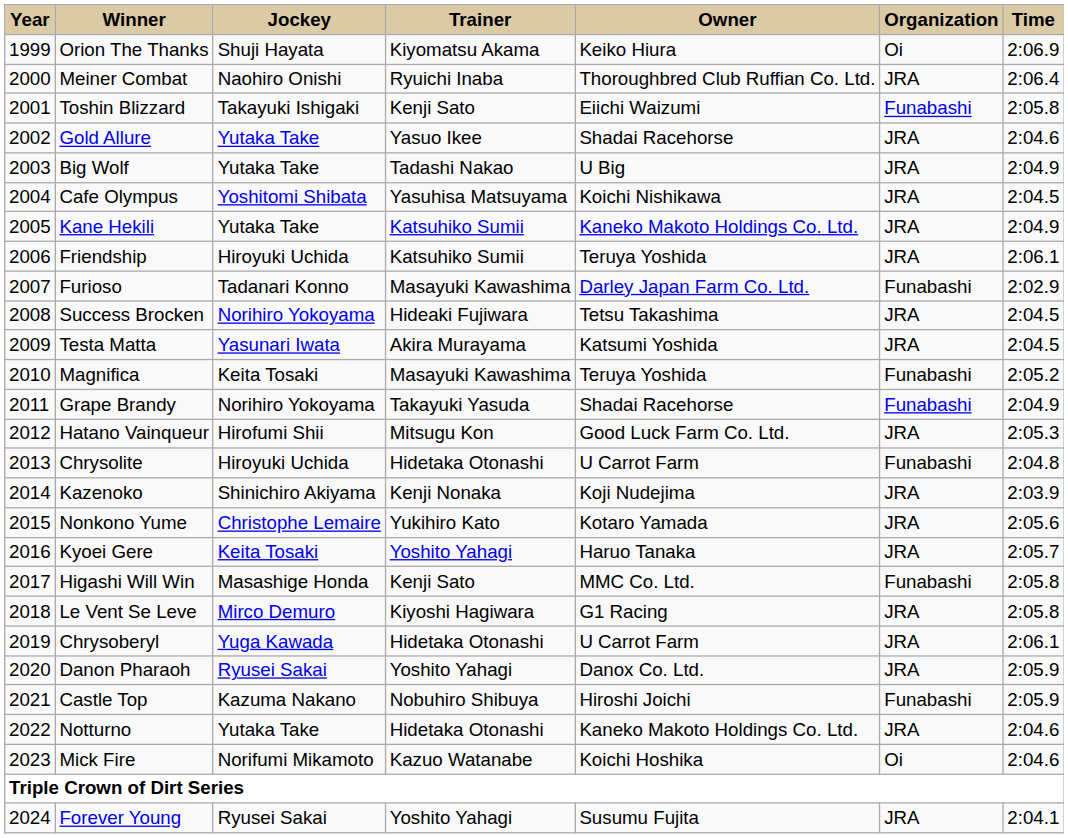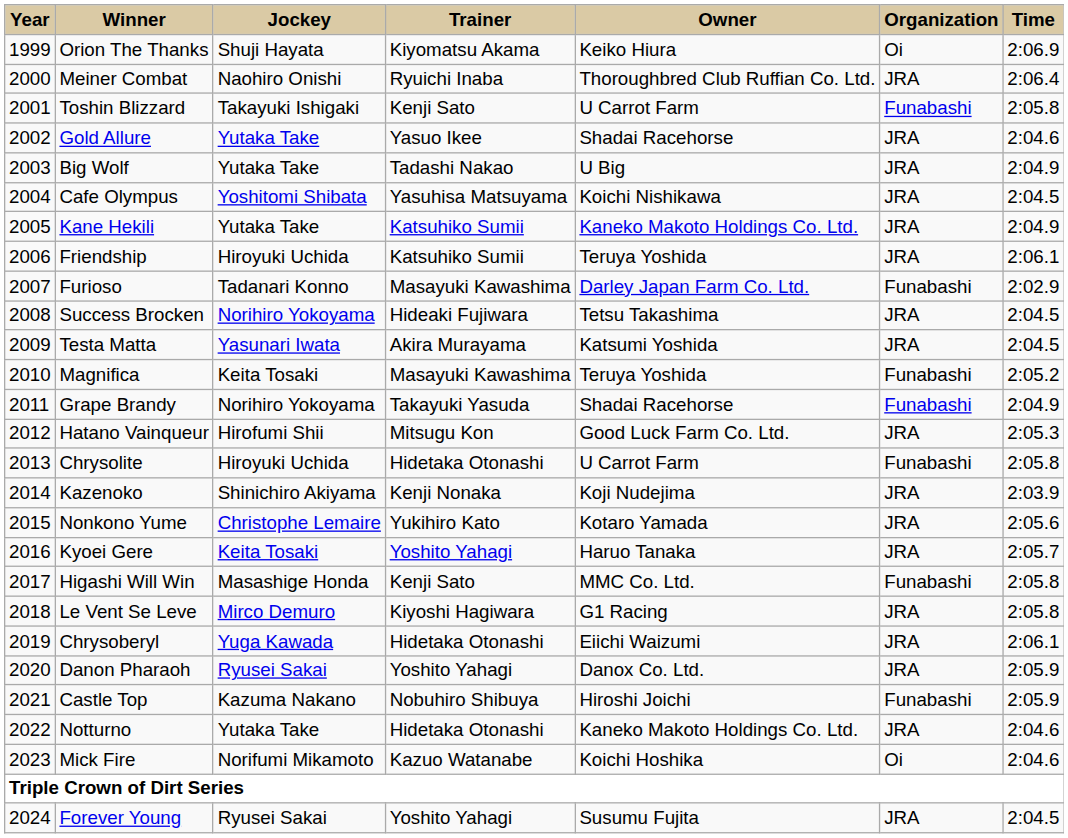(640, 109) Eiichi Waizumi -> (639, 109) U Carrot Farm
(1033, 463) 2:04.8 -> (1033, 463) 2:05.8
(639, 641) U Carrot Farm -> (640, 641) Eiichi Waizumi
(1033, 818) 2:04.1 -> (1033, 818) 2:04.5
